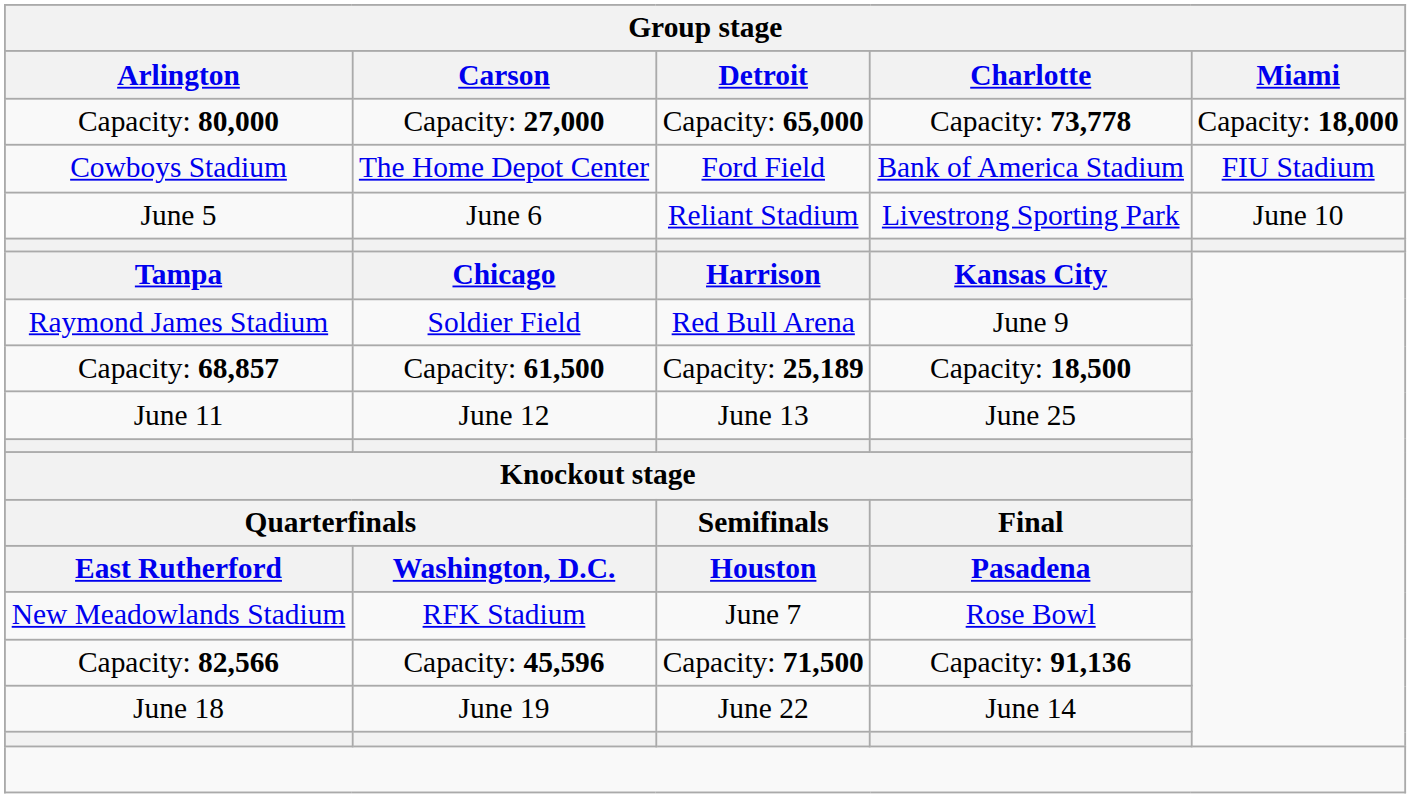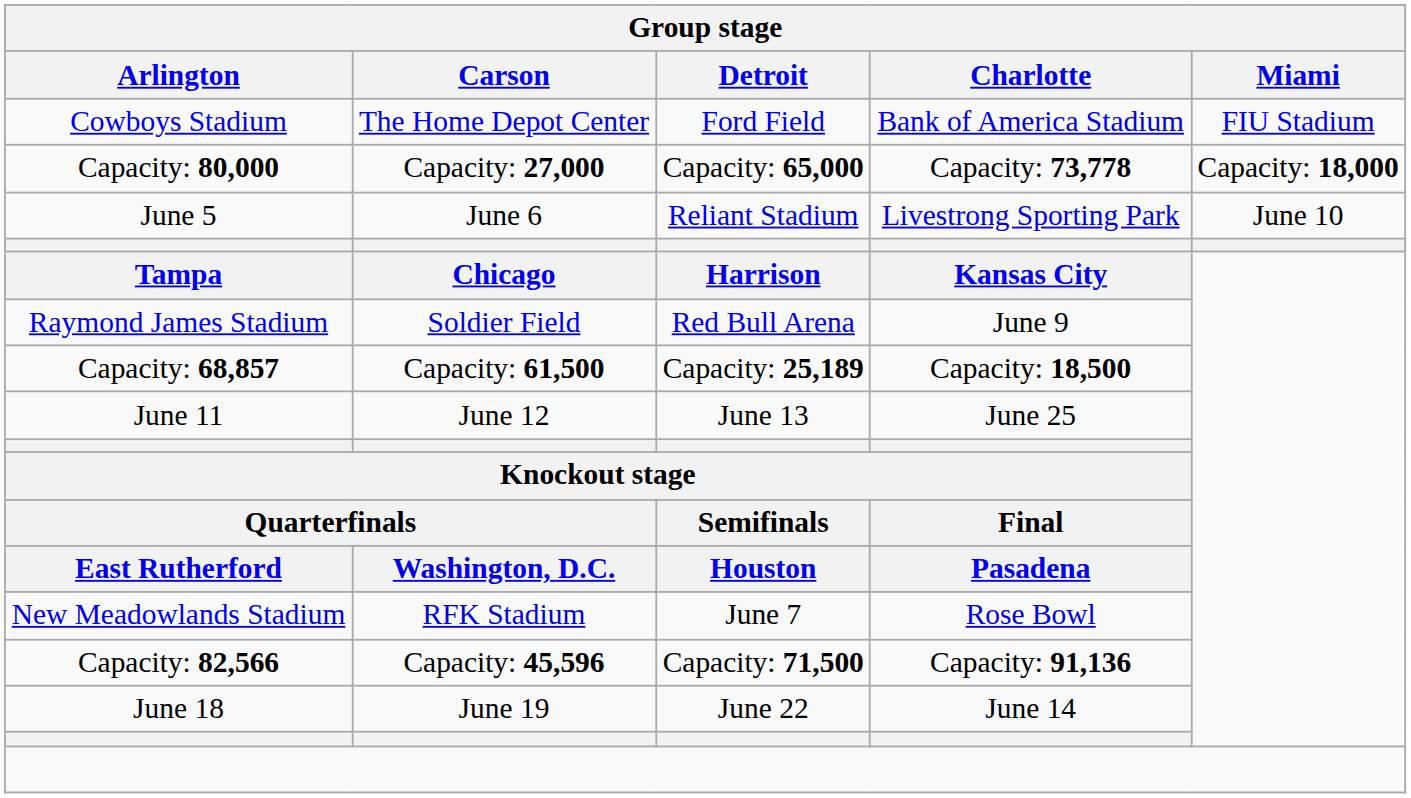rows swapped: (178, 167) <-> (179, 121)
